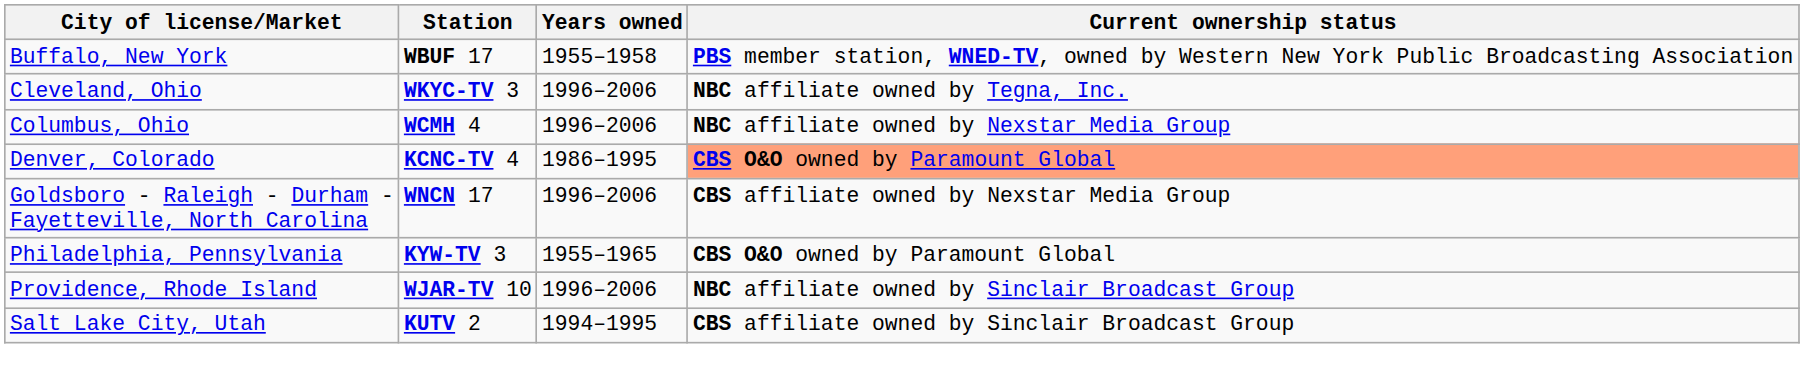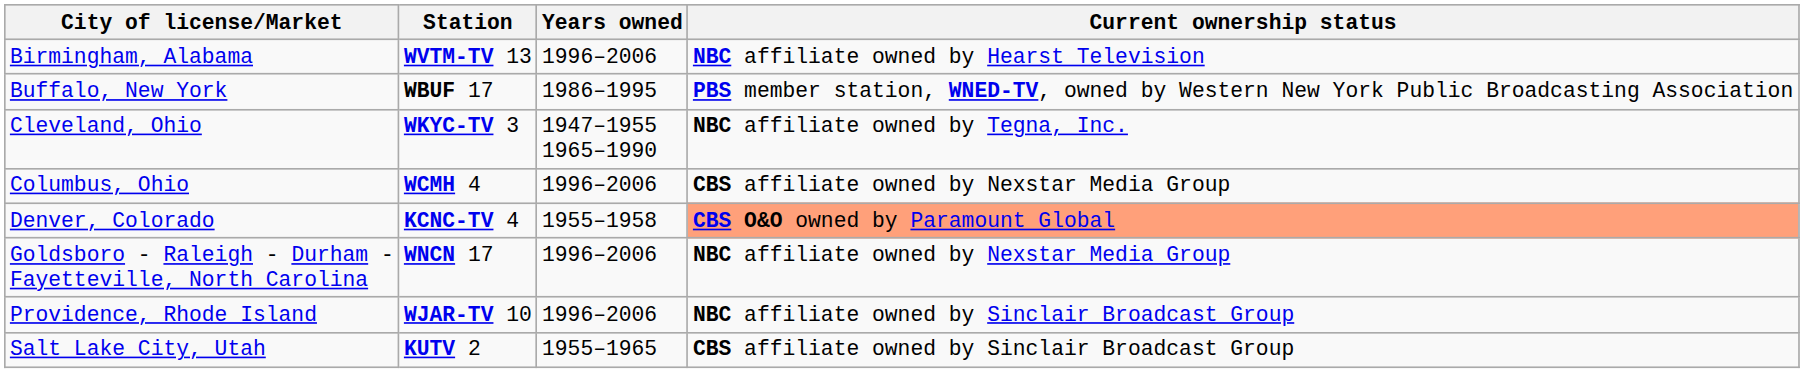+ row: (131, 57)
(600, 57) 1955–1958 -> (600, 92) 1986–1995
(600, 92) 1996–2006 -> (600, 139) 1947–1955 1965–1990
(962, 126) NBC affiliate owned by Nexstar Media Group -> (962, 186) CBS affiliate owned by Nexstar Media Group
(600, 161) 1986–1995 -> (600, 221) 1955–1958
(962, 196) CBS affiliate owned by Nexstar Media Group -> (962, 255) NBC affiliate owned by Nexstar Media Group
- row: (176, 255)
(600, 325) 1994–1995 -> (600, 349) 1955–1965
